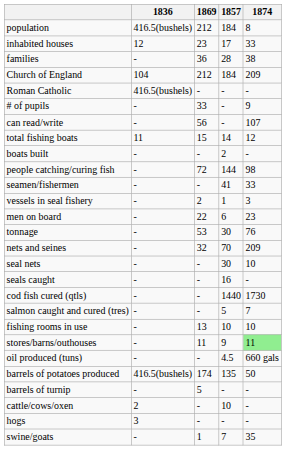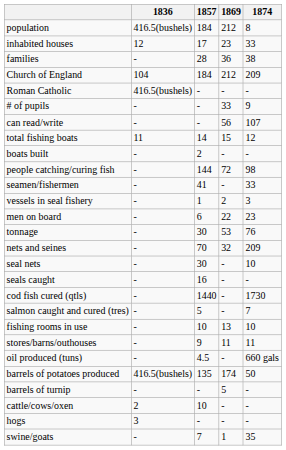columns swapped: (207, 12) <-> (231, 12)
(250, 342) lightgreen background -> (250, 342) no background
